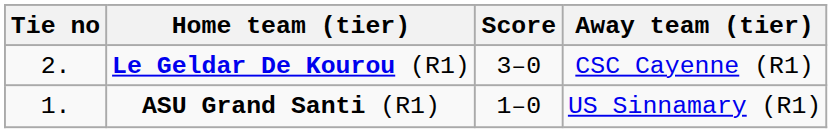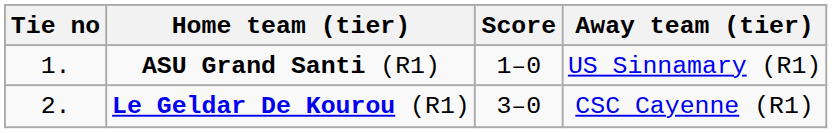rows swapped: (291, 106) <-> (291, 66)
